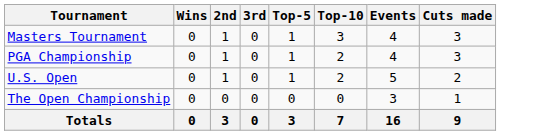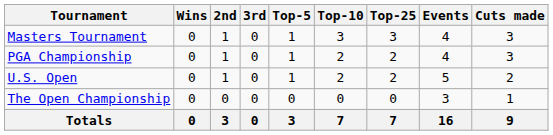+ column: (393, 15)
